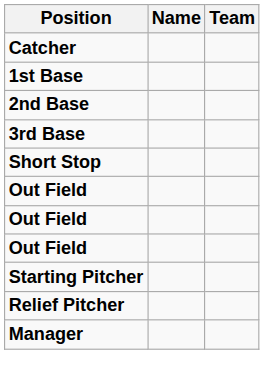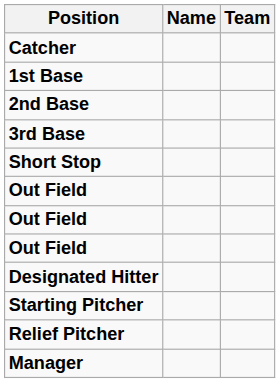+ row: (84, 276)
